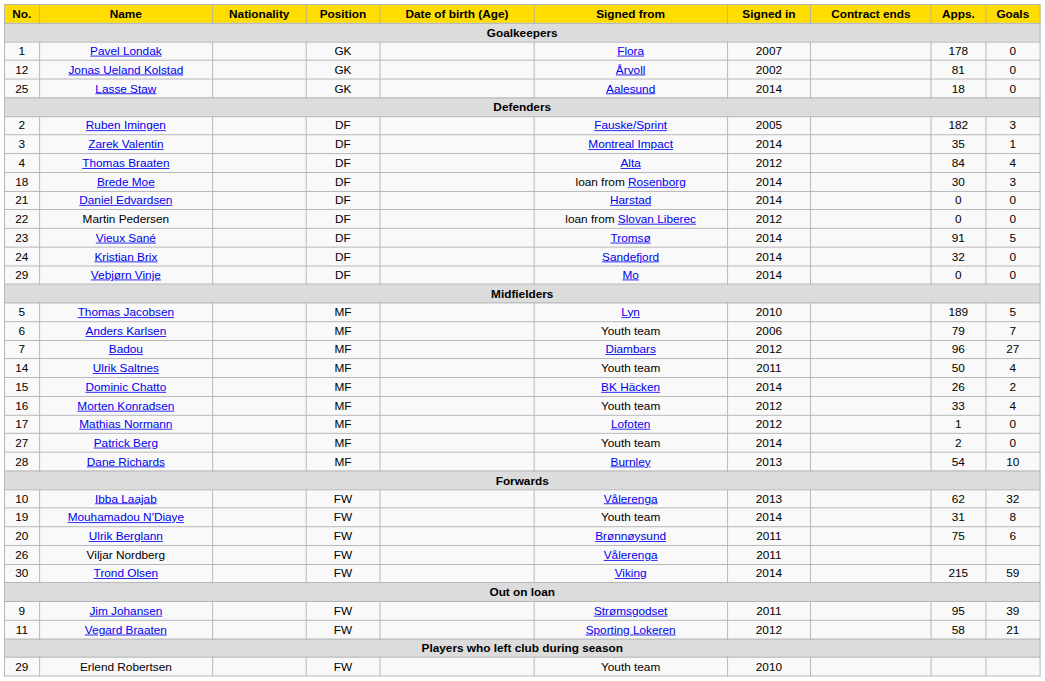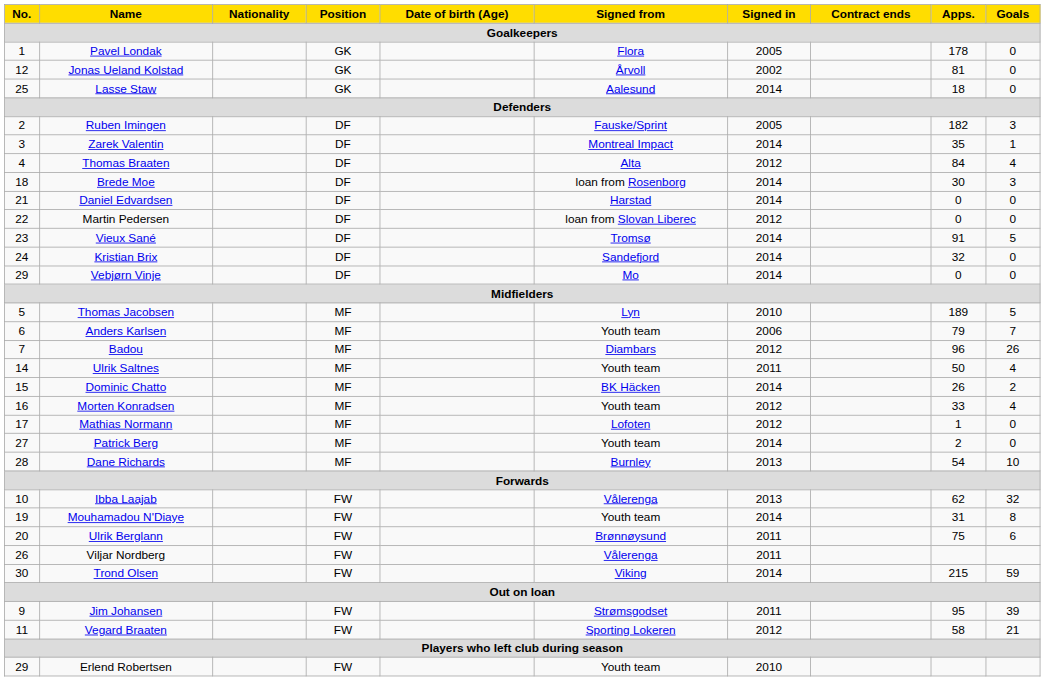(769, 51) 2007 -> (769, 51) 2005
(1013, 350) 27 -> (1013, 350) 26
